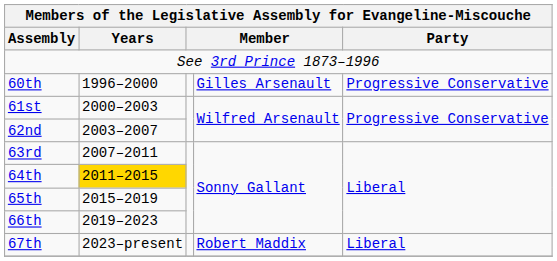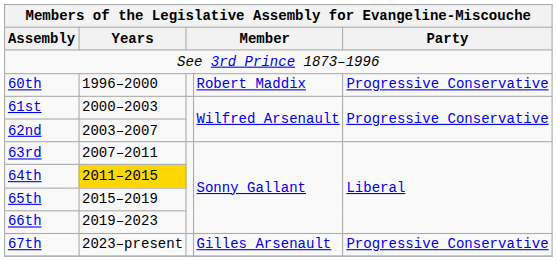(264, 85) Gilles Arsenault -> (251, 85) Robert Maddix
(251, 245) Robert Maddix -> (264, 245) Gilles Arsenault
(376, 245) Liberal -> (447, 245) Progressive Conservative
